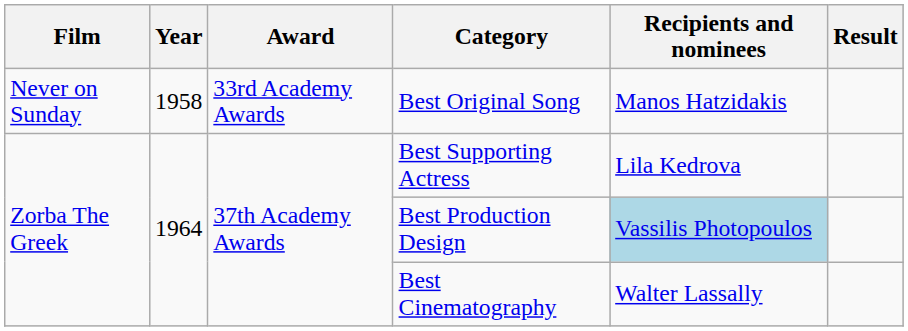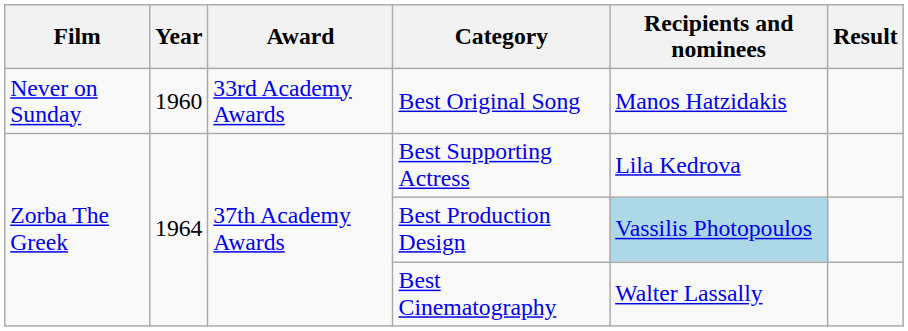(179, 100) 1958 -> (179, 100) 1960
